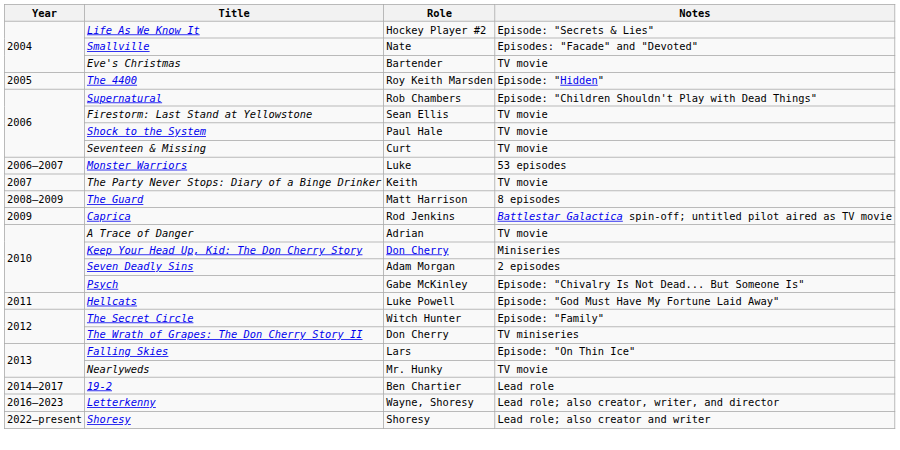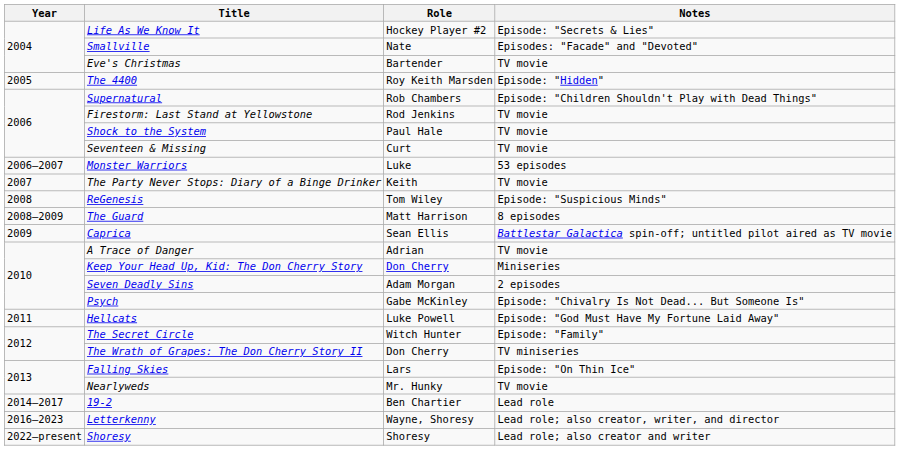(418, 115) Sean Ellis -> (421, 115) Rod Jenkins
+ row: (115, 199)
(421, 216) Rod Jenkins -> (418, 233) Sean Ellis
